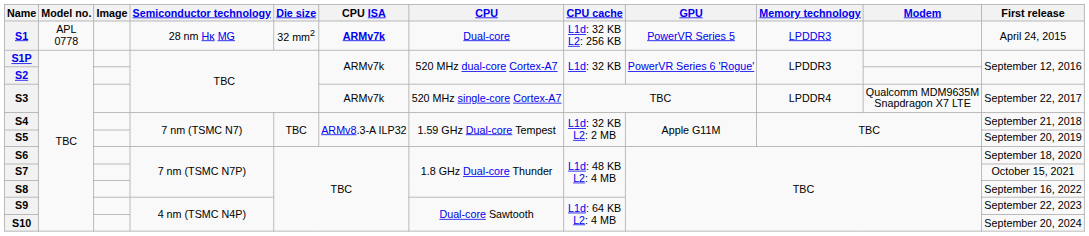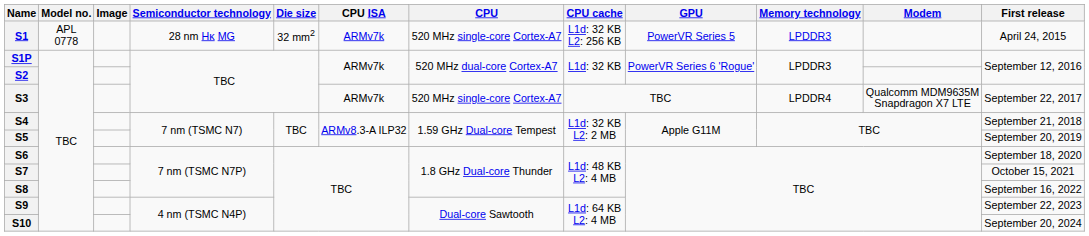(364, 35) bold -> (364, 35) normal
(487, 35) Dual-core -> (487, 35) 520 MHz single-core Cortex-A7
